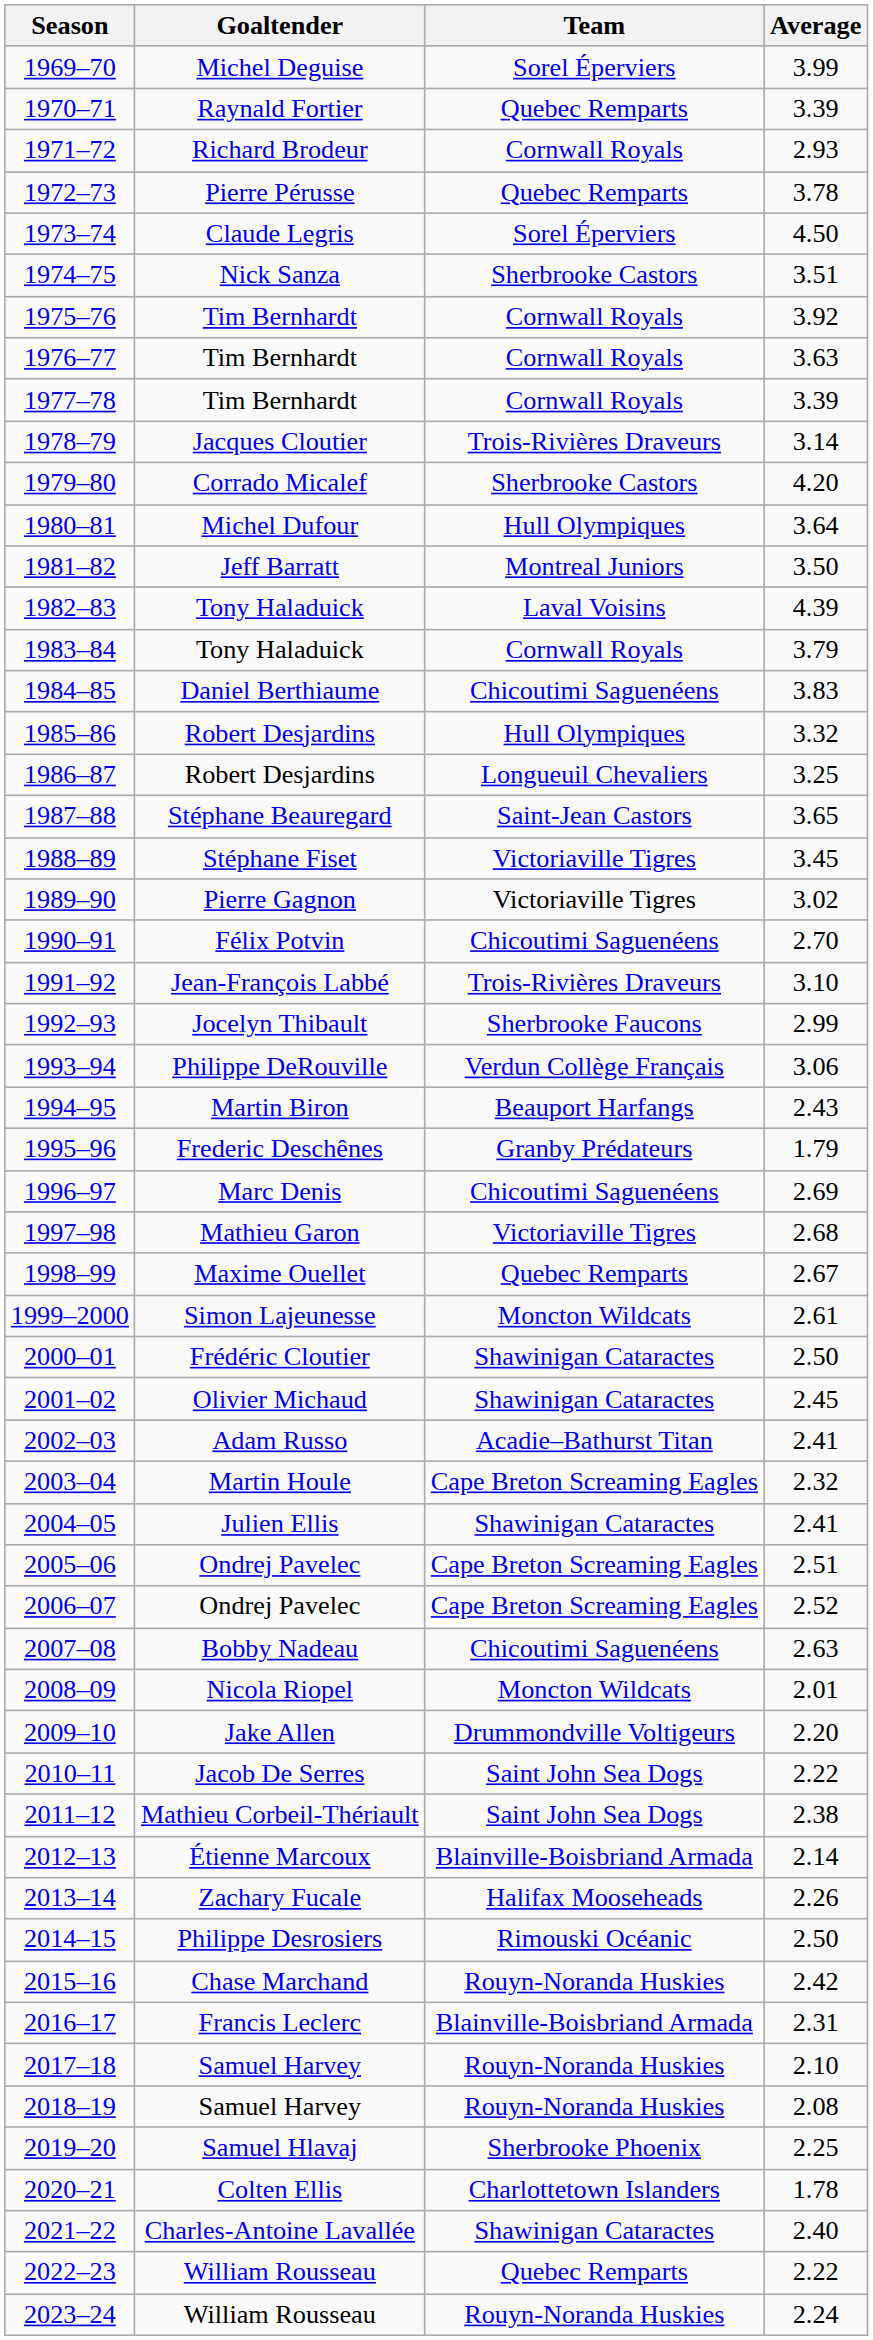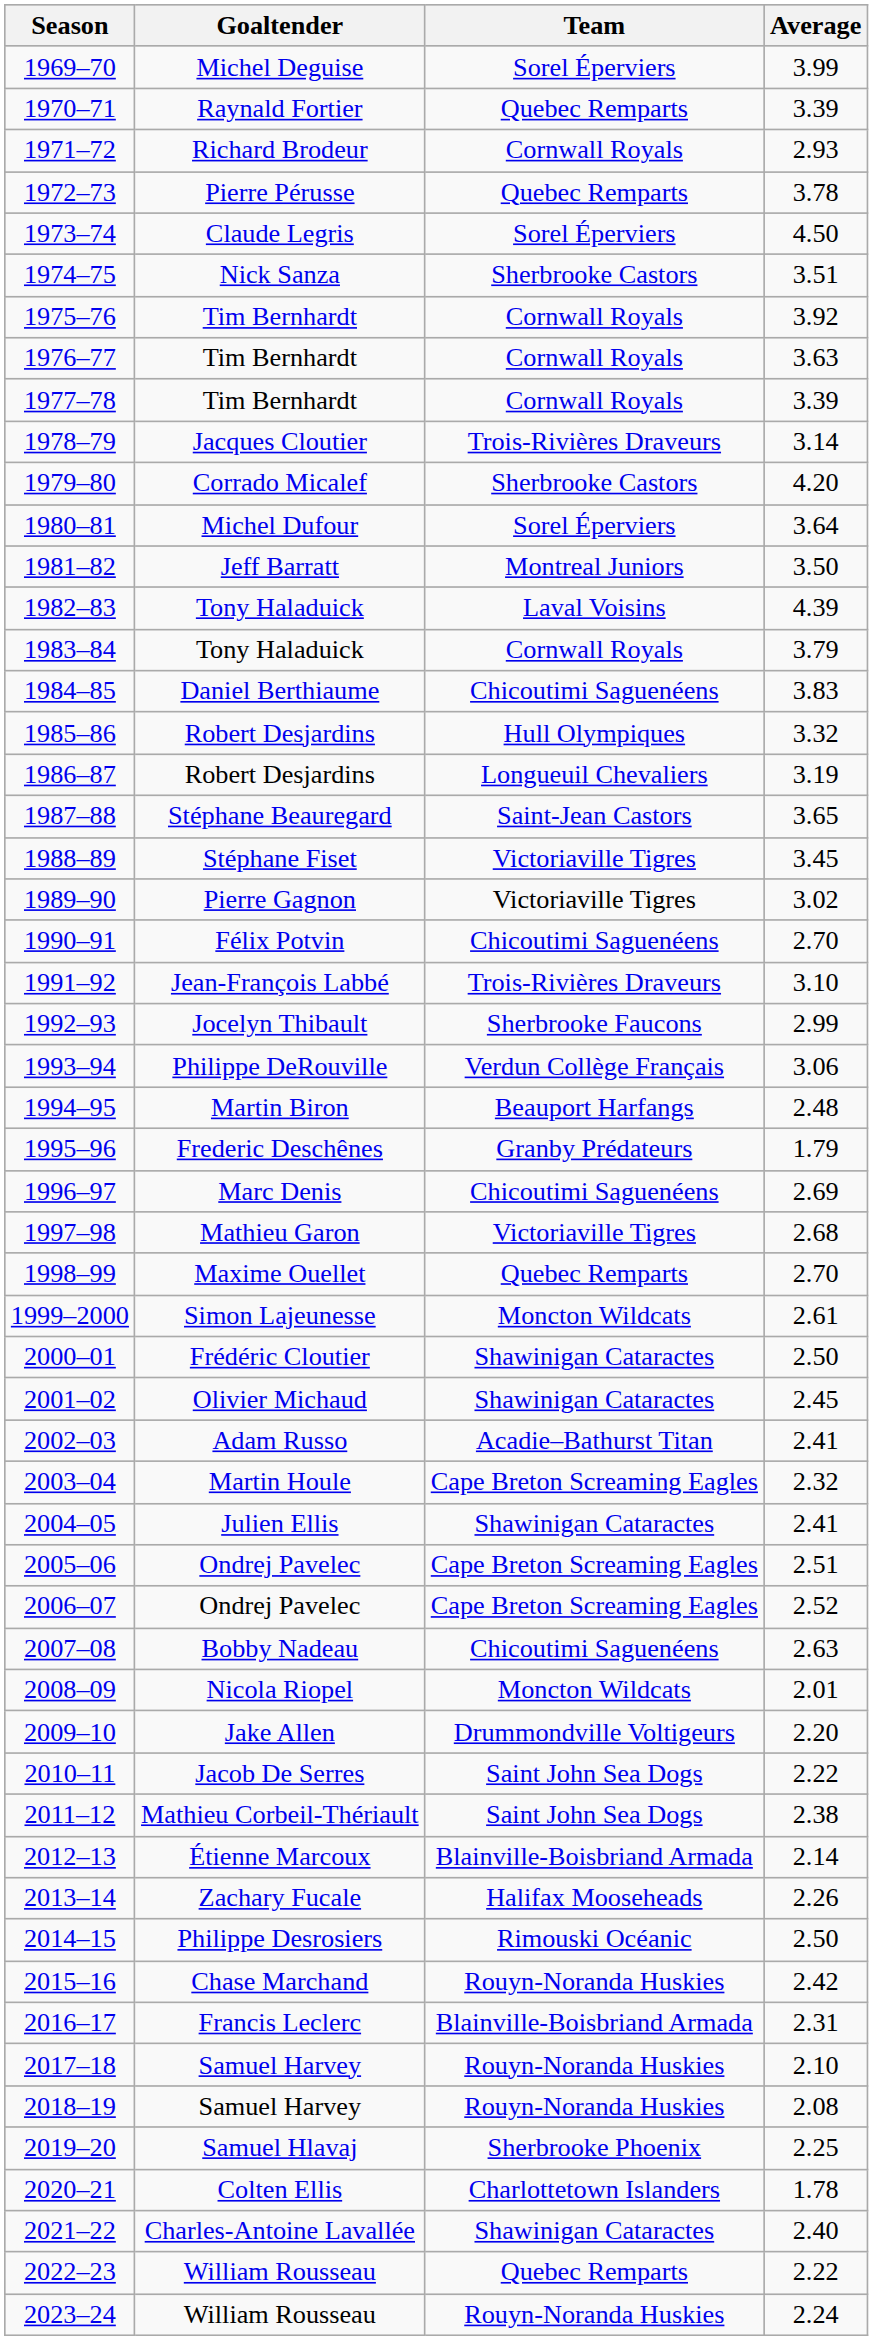(594, 524) Hull Olympiques -> (594, 524) Sorel Éperviers
(816, 774) 3.25 -> (816, 774) 3.19
(816, 1107) 2.43 -> (816, 1107) 2.48
(816, 1273) 2.67 -> (816, 1273) 2.70
